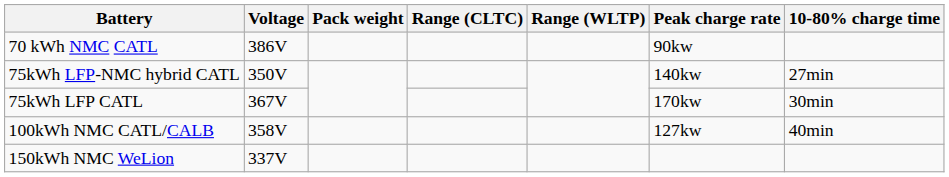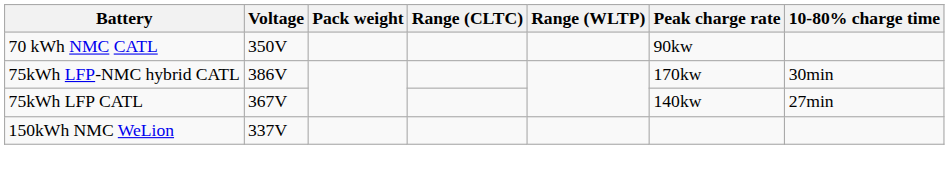(268, 46) 386V -> (268, 46) 350V
(268, 74) 350V -> (268, 74) 386V
(677, 74) 140kw -> (677, 74) 170kw
(811, 74) 27min -> (811, 74) 30min
(677, 102) 170kw -> (677, 102) 140kw
(811, 102) 30min -> (811, 102) 27min
- row: (111, 130)
